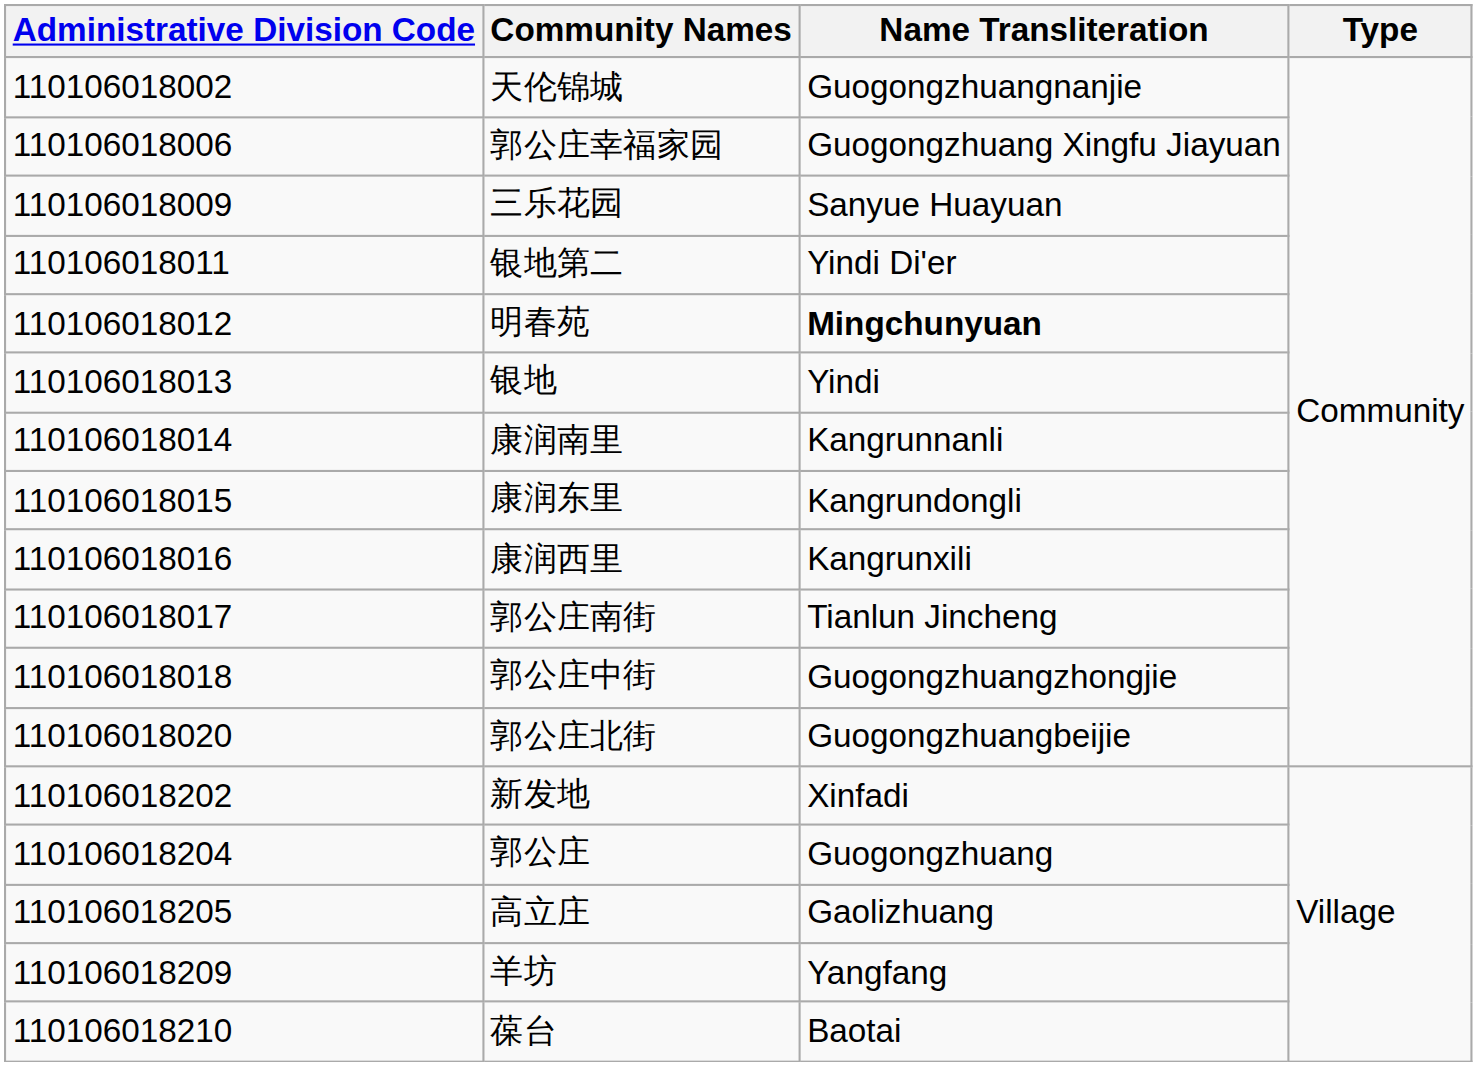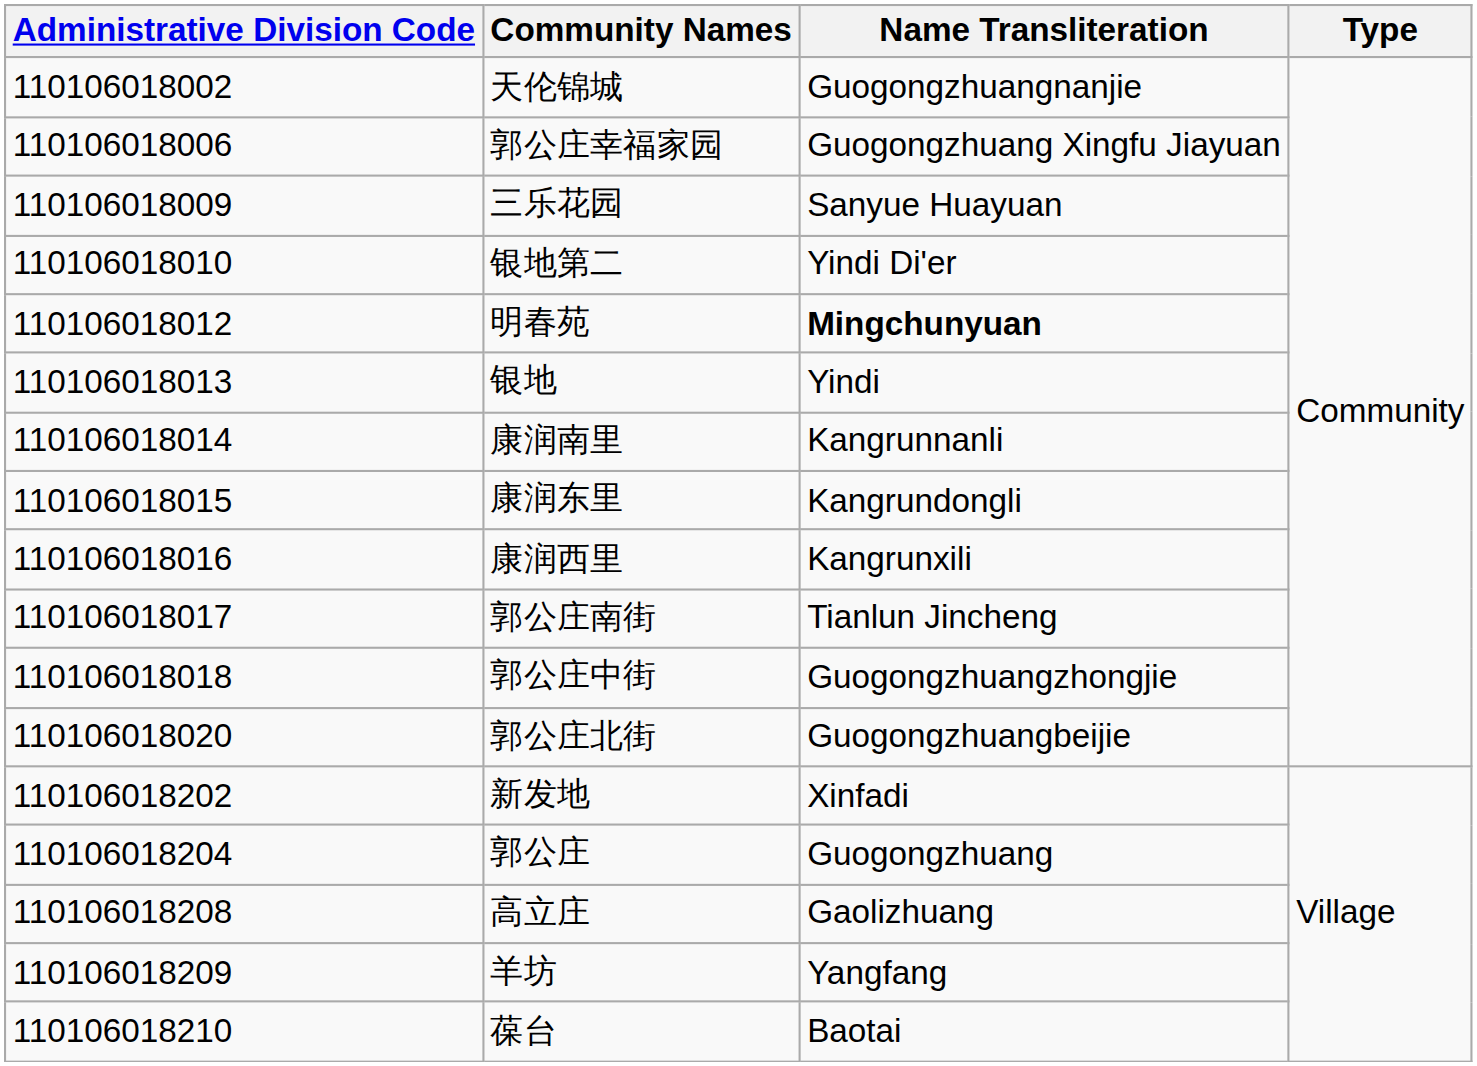(121, 263) 110106018011 -> (123, 263) 110106018010
(123, 913) 110106018205 -> (123, 913) 110106018208
